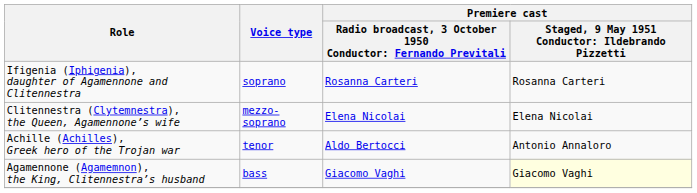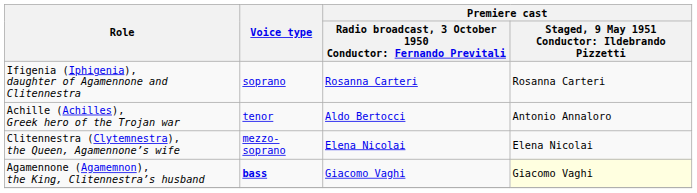rows swapped: (93, 116) <-> (93, 145)
(255, 173) normal -> (255, 173) bold
